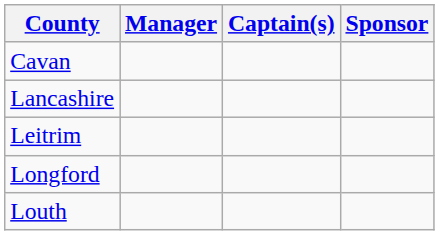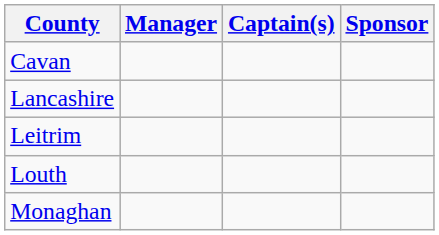- row: (55, 173)
+ row: (61, 211)
